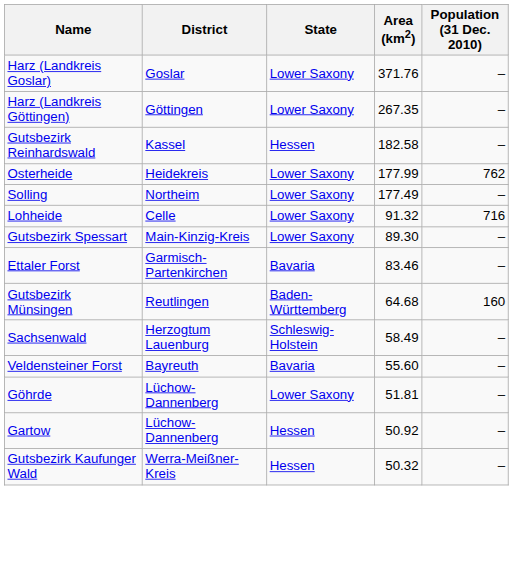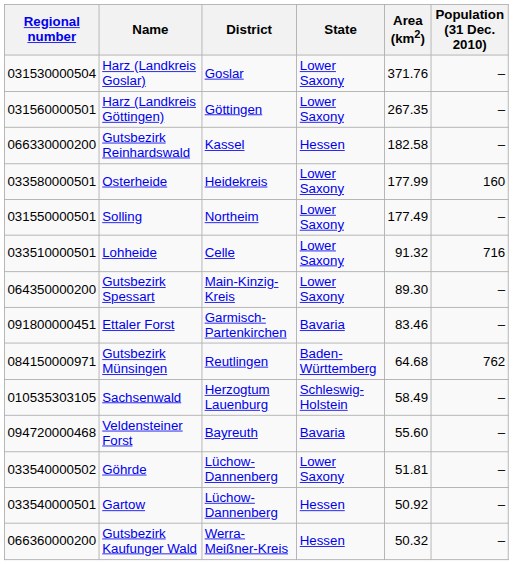+ column: (52, 29)
(494, 173) 762 -> (494, 181) 160
(494, 301) 160 -> (494, 361) 762
